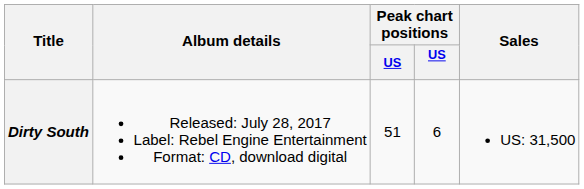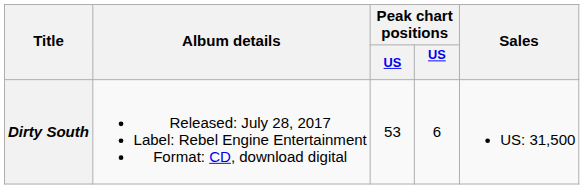(392, 131) 51 -> (392, 131) 53
